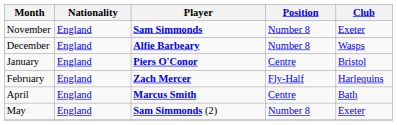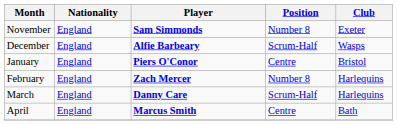(289, 45) Number 8 -> (293, 45) Scrum-Half
(286, 78) Fly-Half -> (289, 78) Number 8
+ row: (20, 95)
- row: (16, 111)
